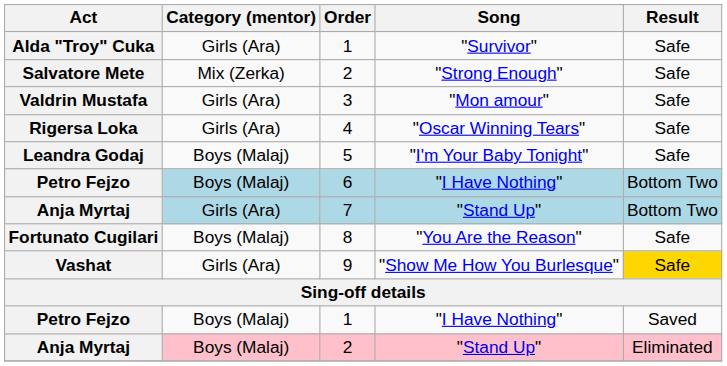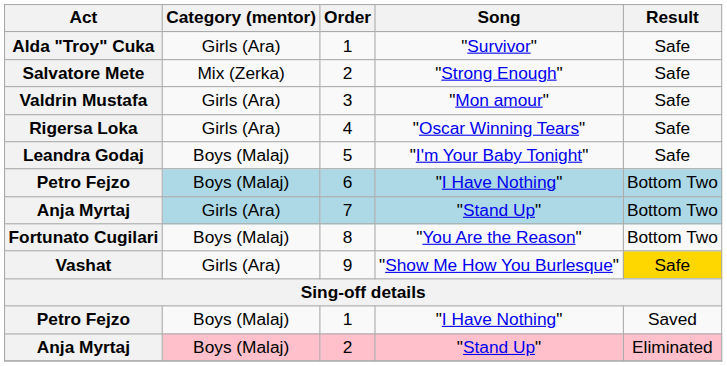(672, 237) Safe -> (672, 237) Bottom Two
